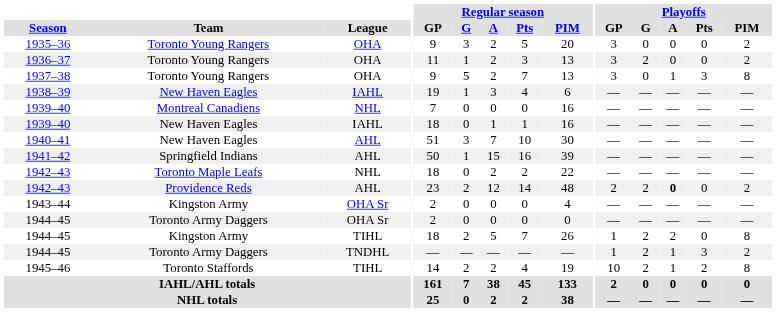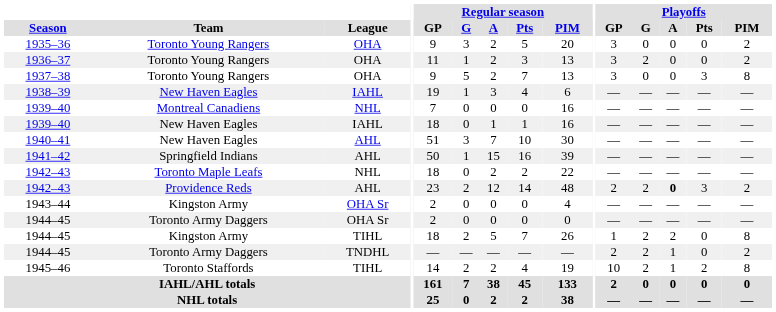(673, 76) 1 -> (673, 76) 0
(704, 188) 0 -> (704, 188) 3
(614, 252) 1 -> (614, 252) 2
(704, 252) 3 -> (704, 252) 0
